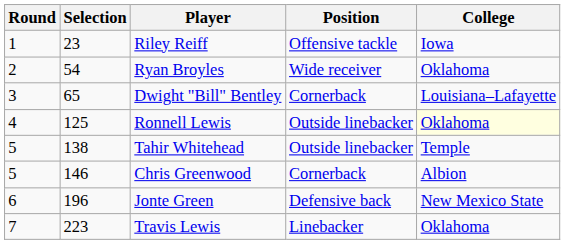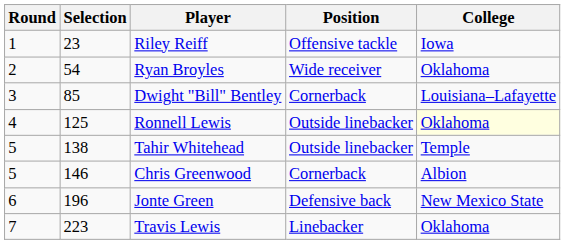(72, 95) 65 -> (72, 95) 85
